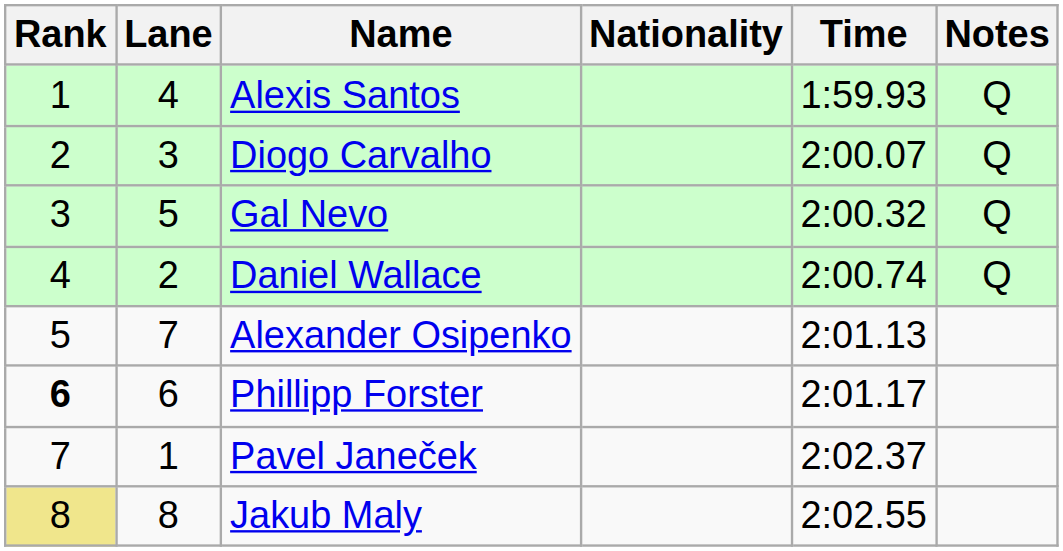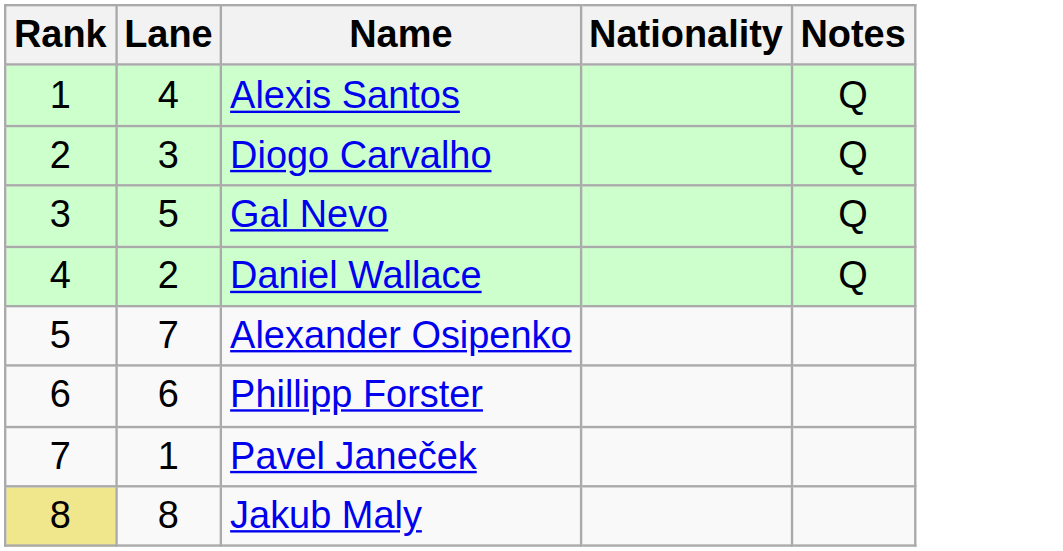- column: (864, 34)
(60, 395) bold -> (60, 395) normal
